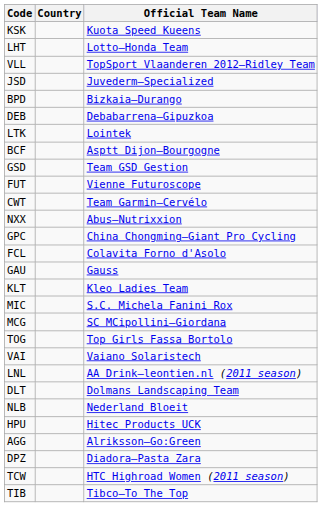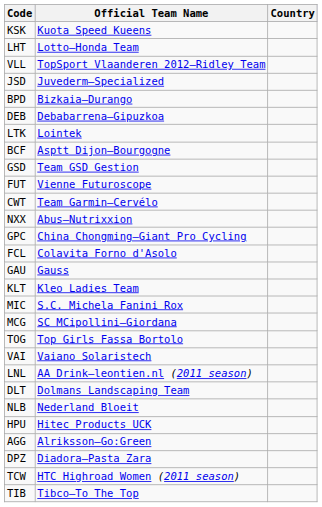columns swapped: (201, 13) <-> (59, 13)
